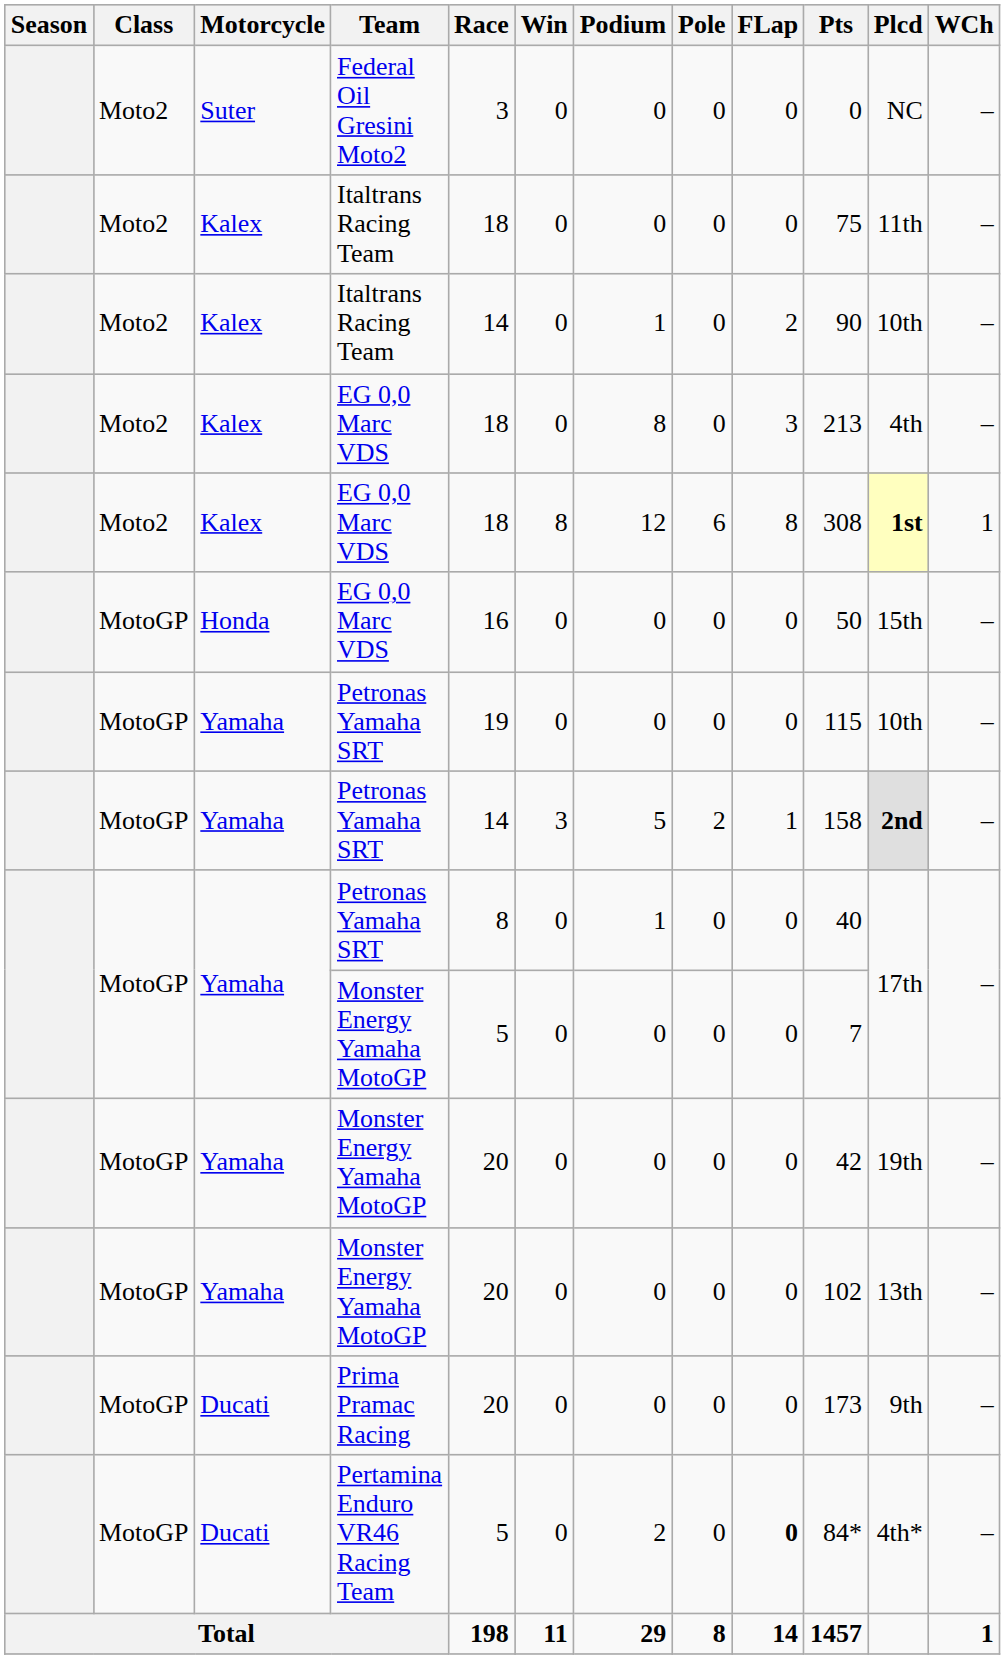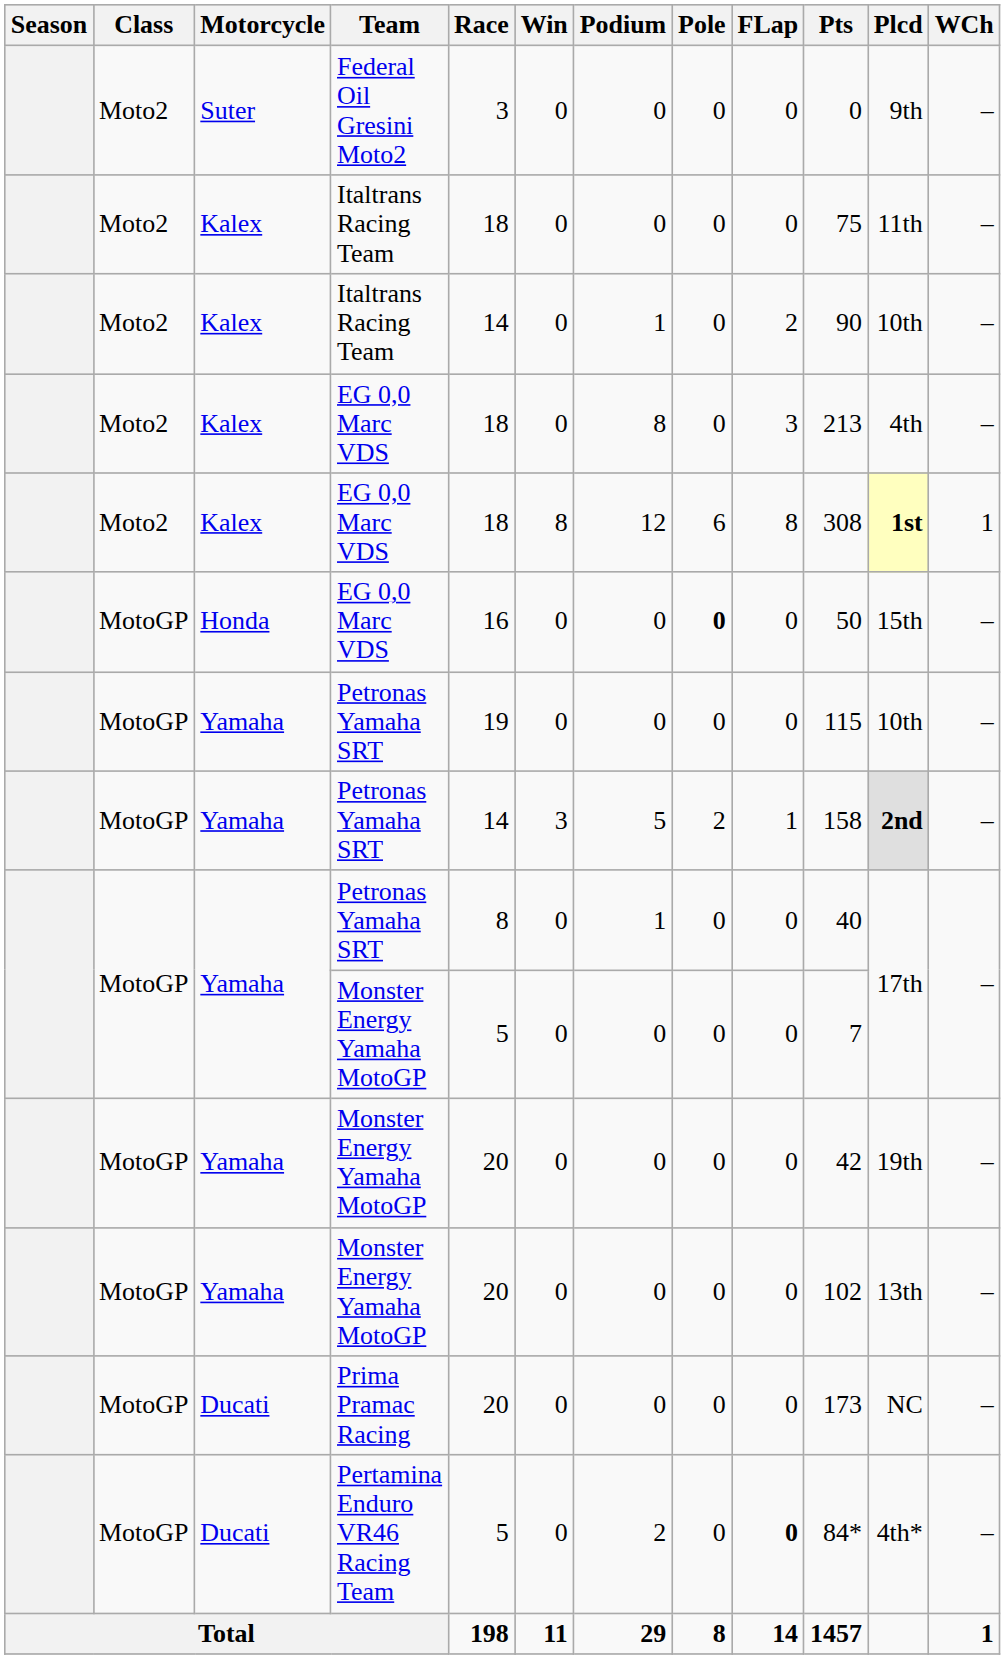(905, 109) NC -> (906, 109) 9th
(719, 621) normal -> (719, 621) bold
(906, 1405) 9th -> (905, 1405) NC
